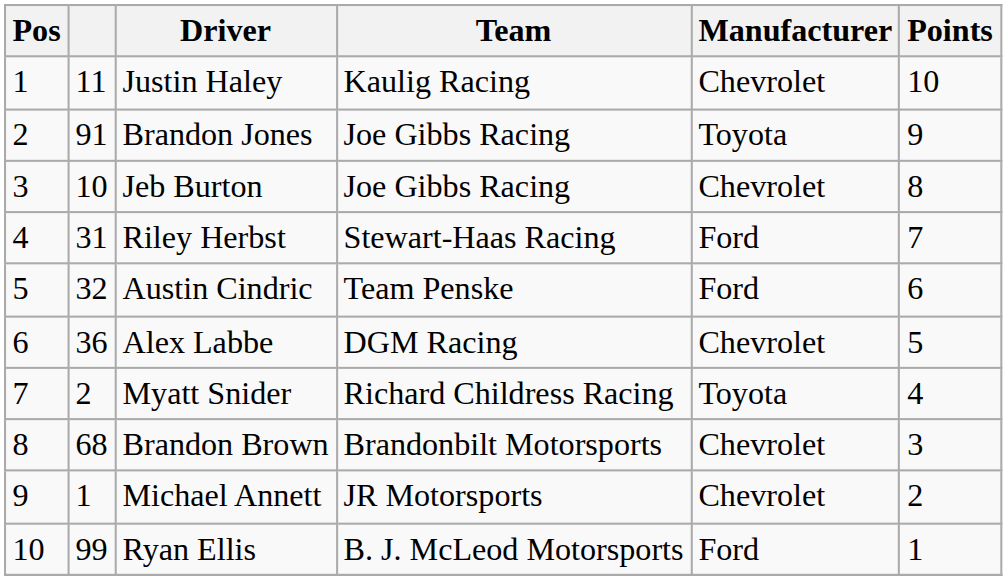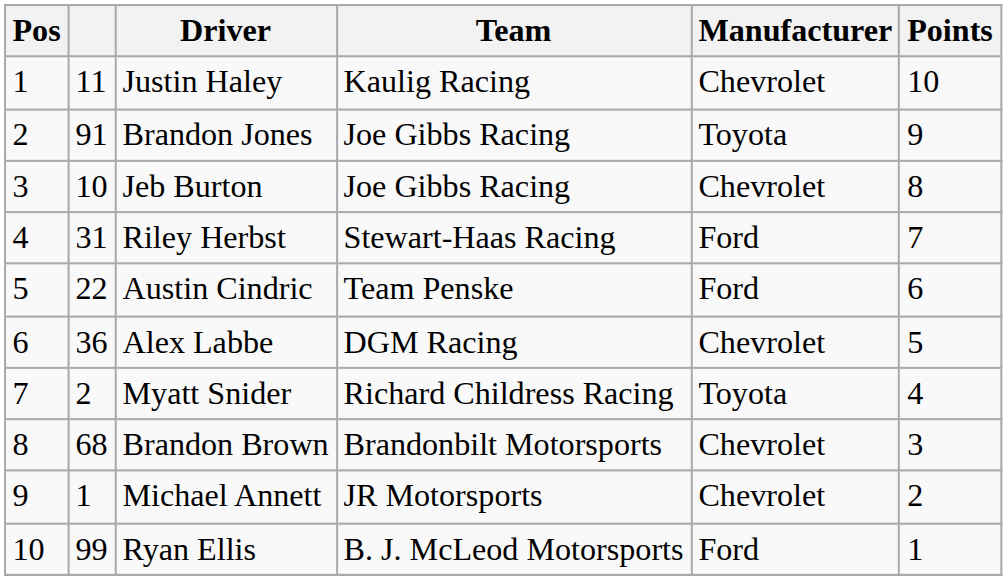(92, 288) 32 -> (92, 288) 22
